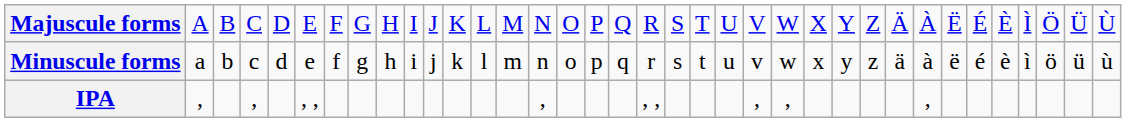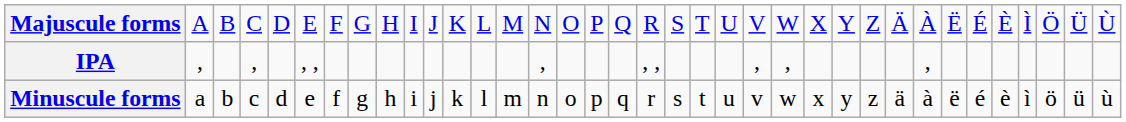rows swapped: (95, 60) <-> (95, 98)
